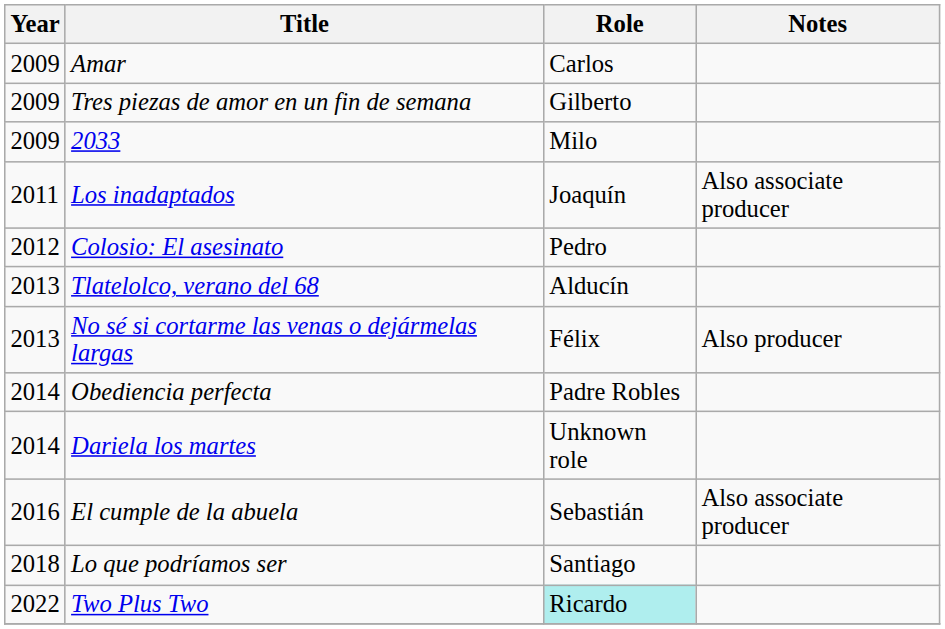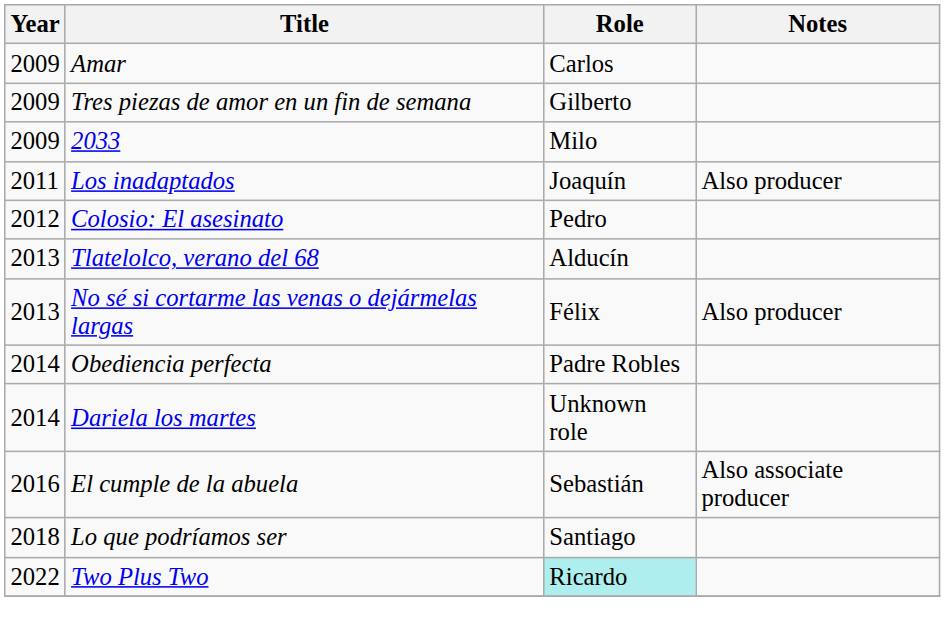(772, 194) Also associate producer -> (772, 180) Also producer
